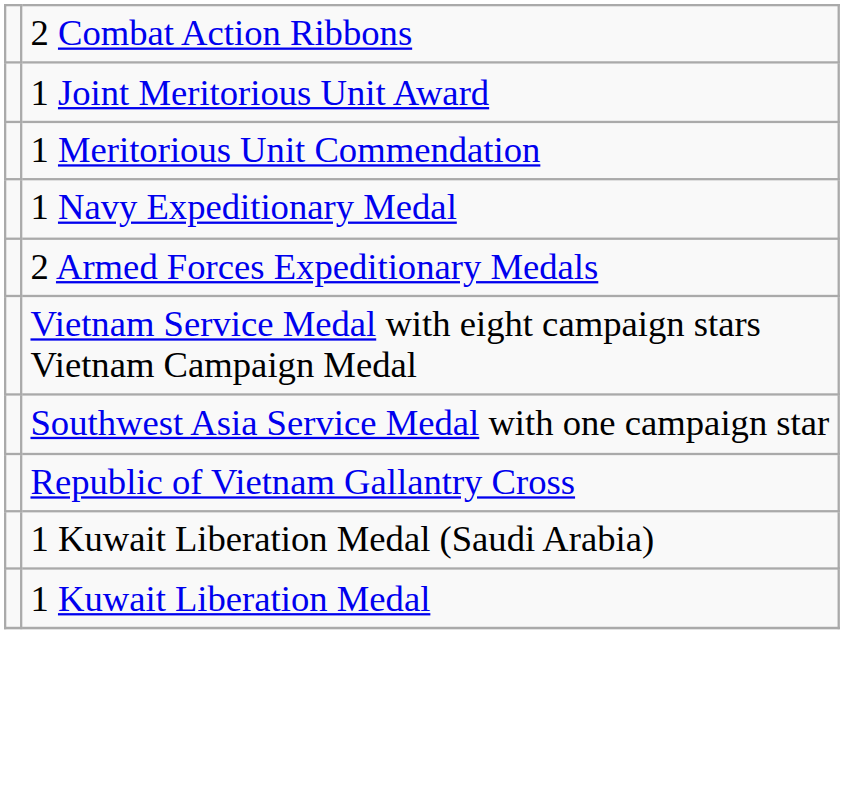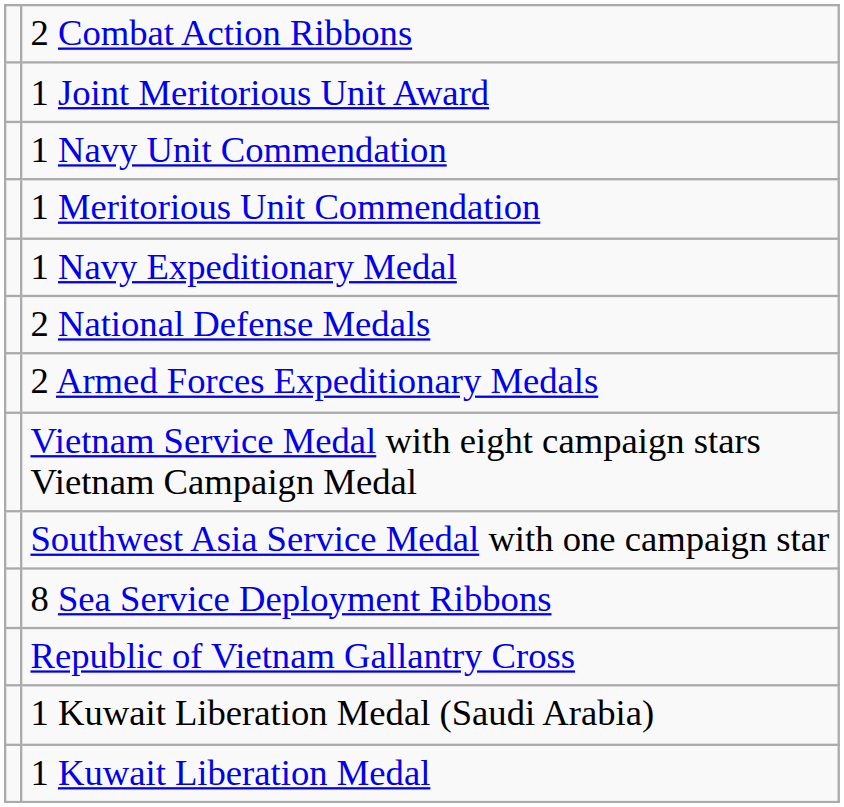+ row: (239, 149)
+ row: (230, 324)
+ row: (291, 597)
